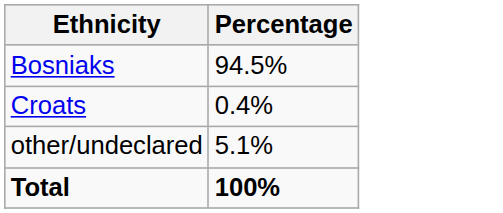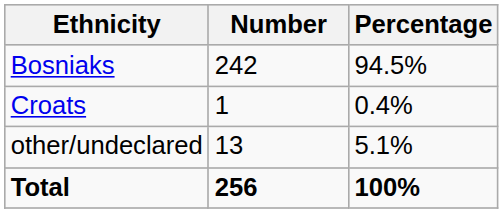+ column: (279, 24)
